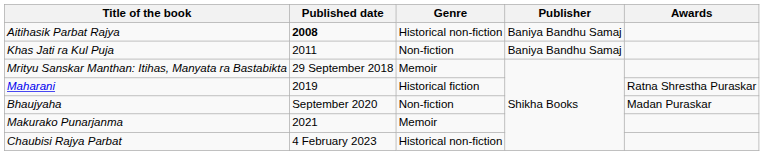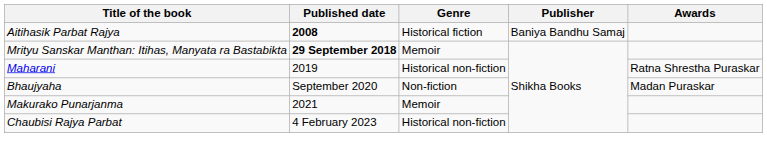(451, 31) Historical non-fiction -> (442, 31) Historical fiction
- row: (60, 50)
(343, 68) normal -> (344, 50) bold
(439, 86) Historical fiction -> (454, 68) Historical non-fiction
